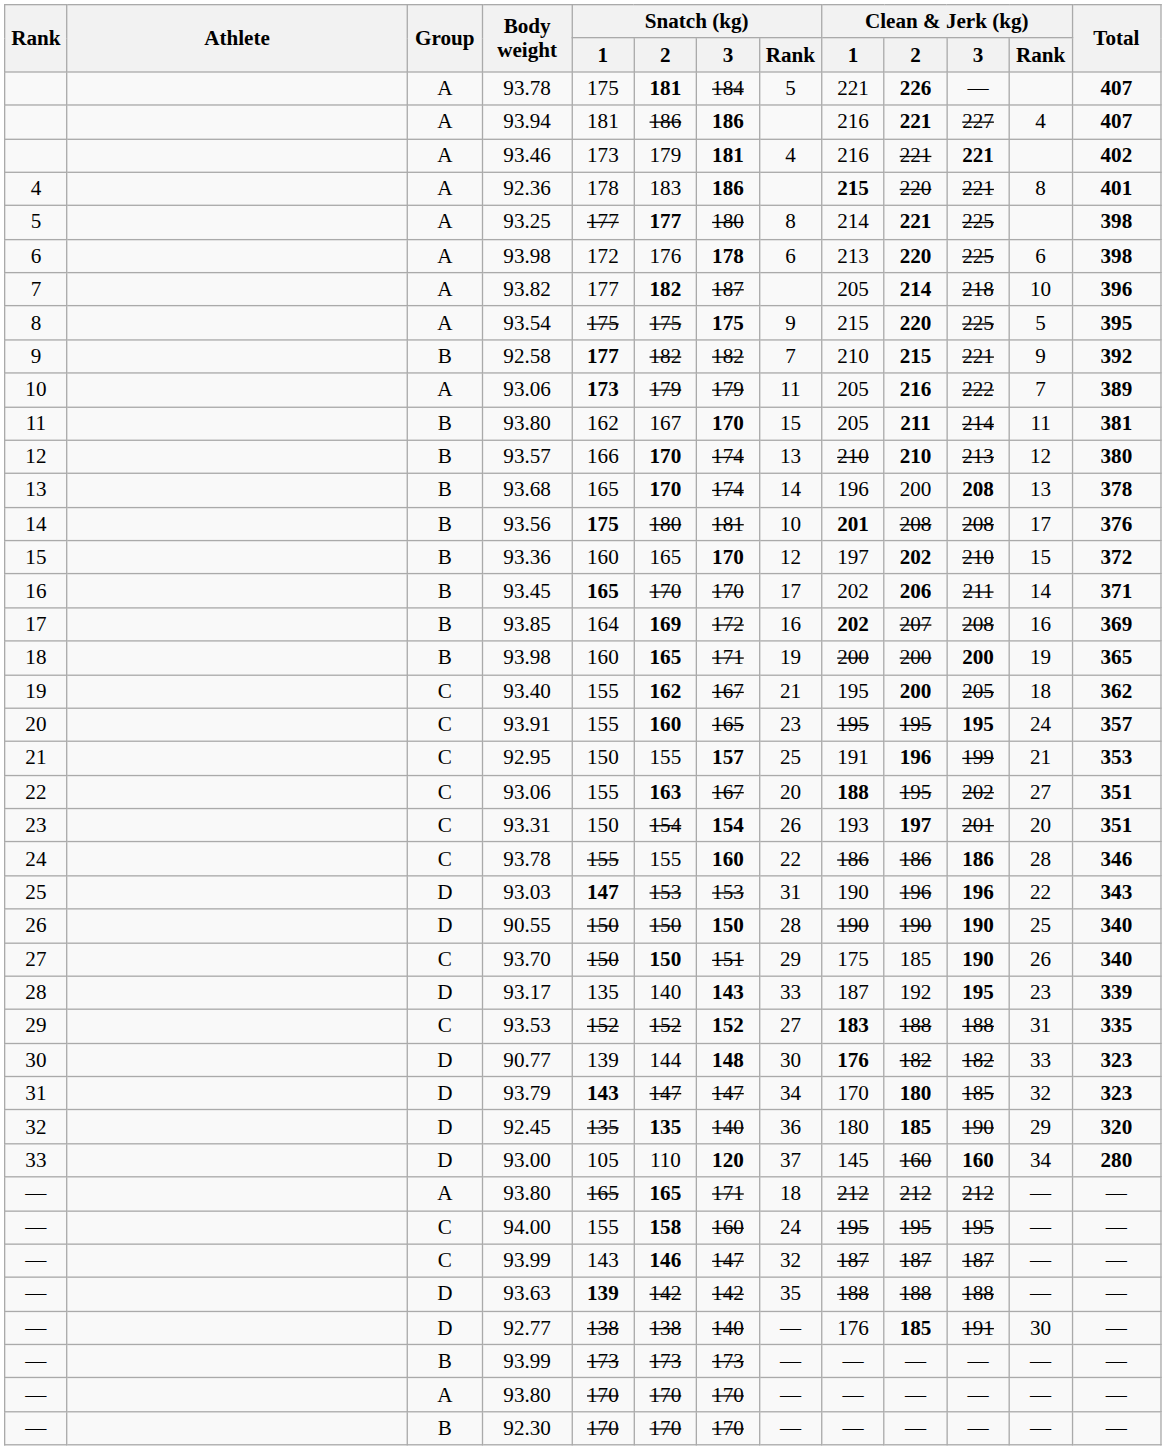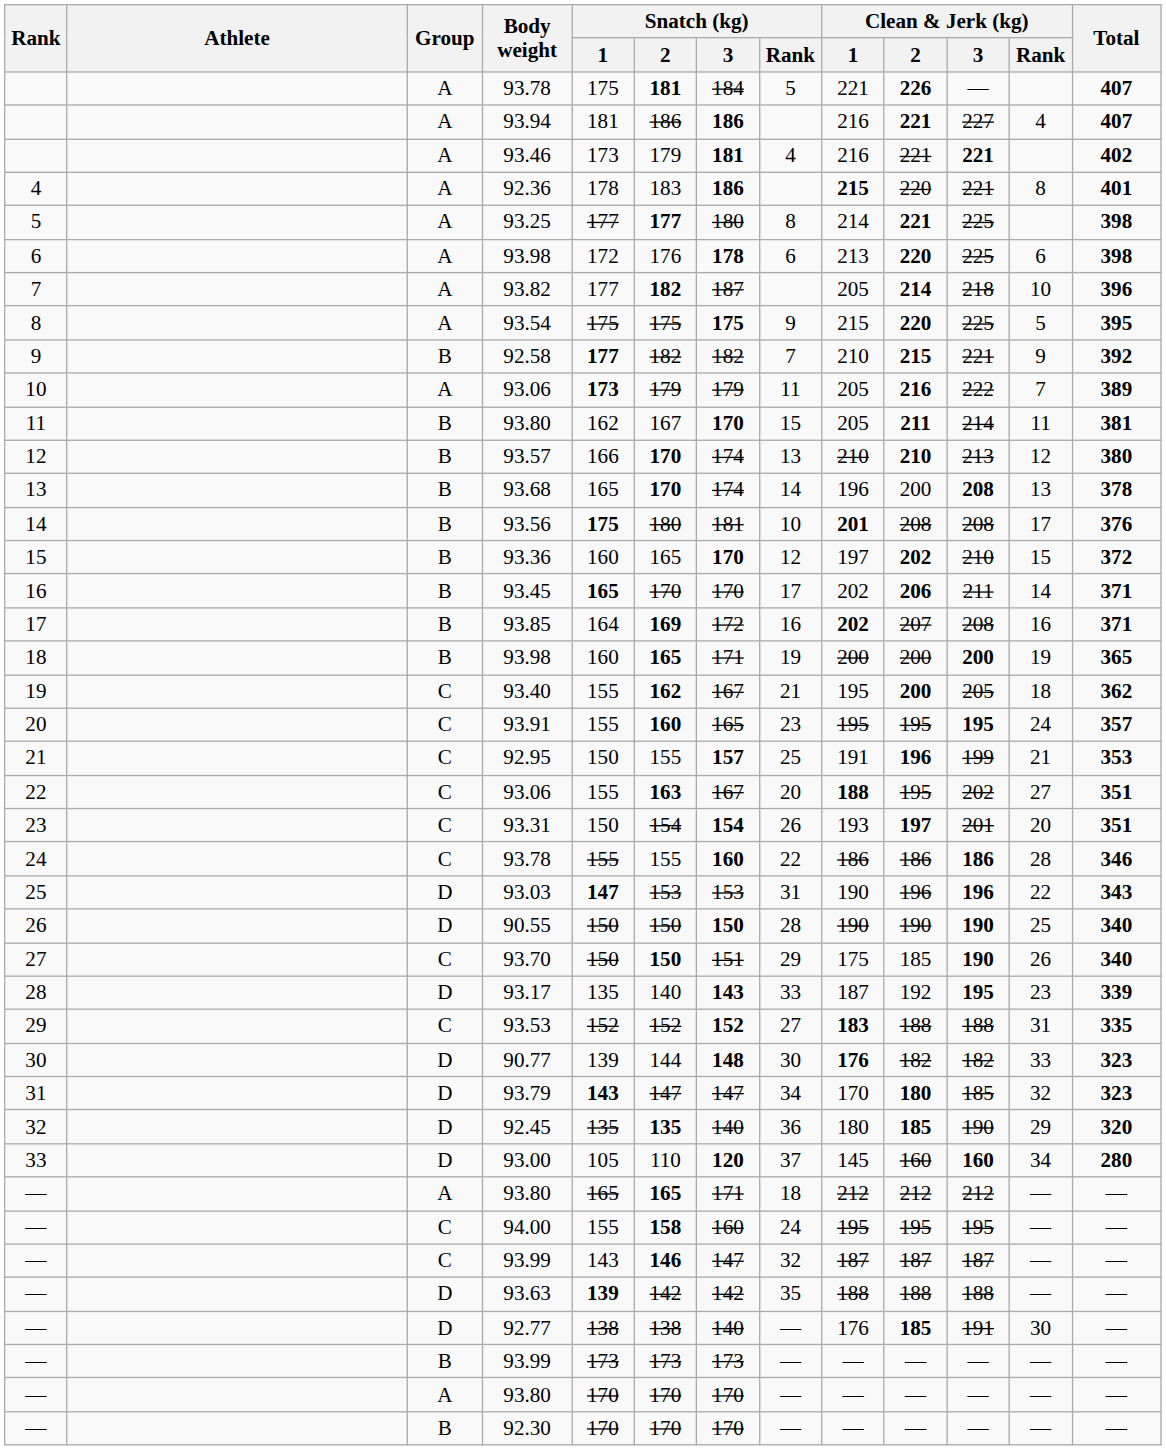(1116, 624) 369 -> (1116, 624) 371
